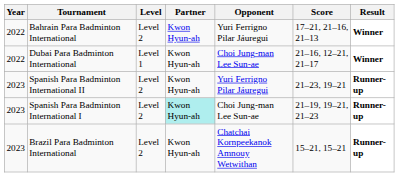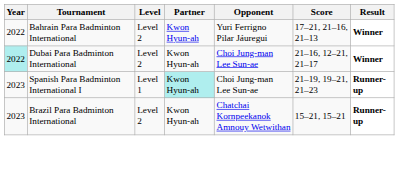(16, 59) no background -> (16, 59) paleturquoise background
(149, 59) Level 1 -> (148, 59) Level 2
- row: (75, 85)
(149, 111) Level 2 -> (148, 85) Level 1
